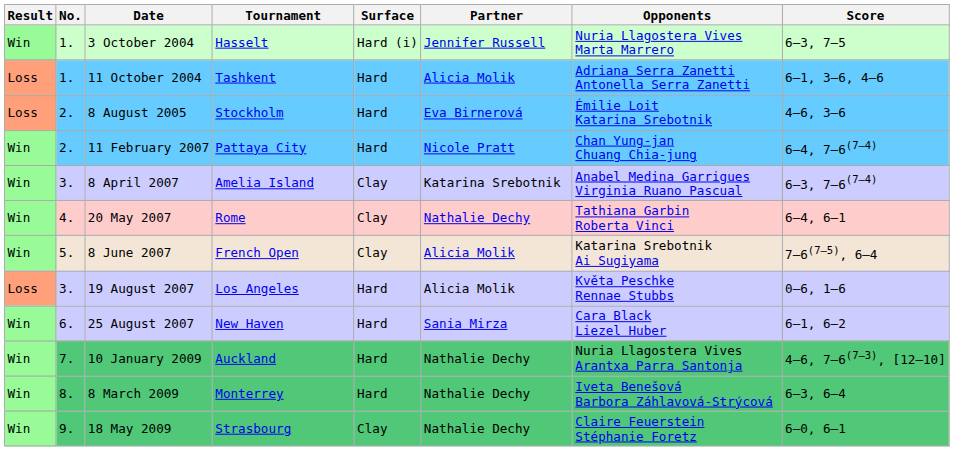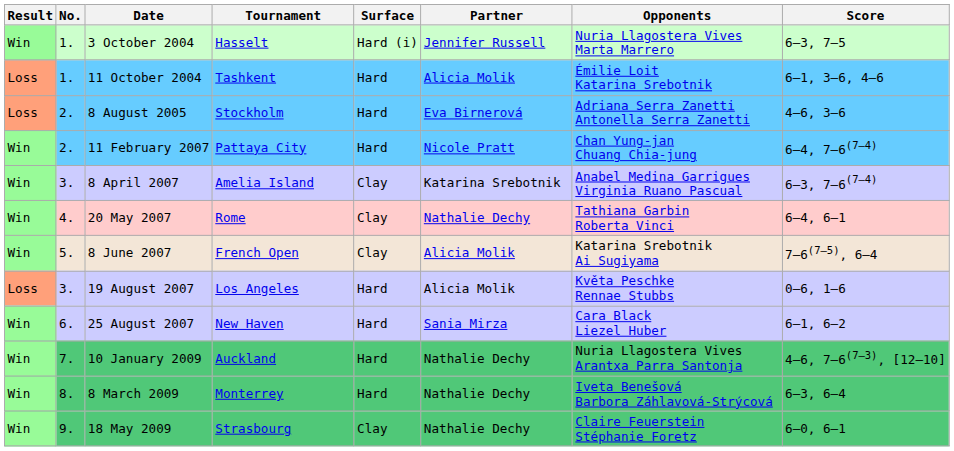(663, 78) Adriana Serra Zanetti Antonella Serra Zanetti -> (644, 78) Émilie Loit Katarina Srebotnik
(644, 113) Émilie Loit Katarina Srebotnik -> (663, 113) Adriana Serra Zanetti Antonella Serra Zanetti
